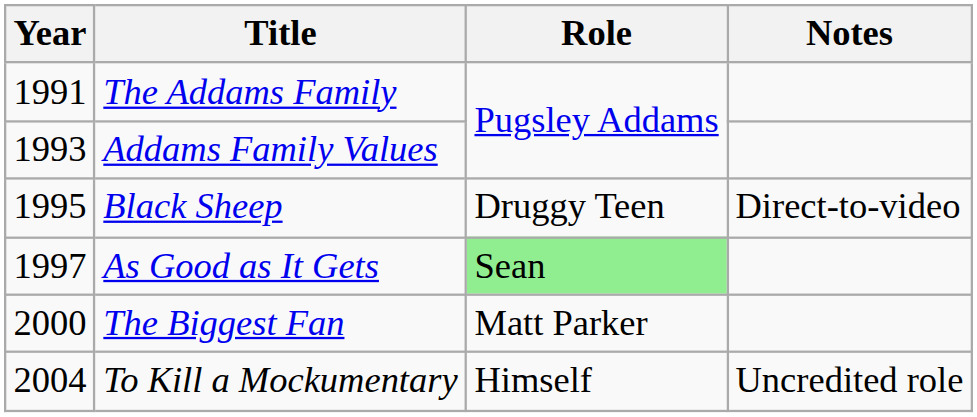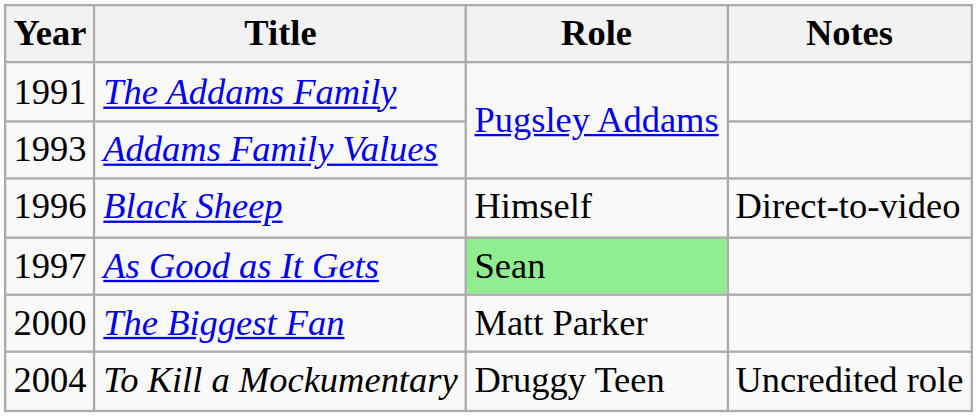(50, 206) 1995 -> (50, 206) 1996
(570, 206) Druggy Teen -> (533, 206) Himself
(533, 380) Himself -> (570, 380) Druggy Teen
